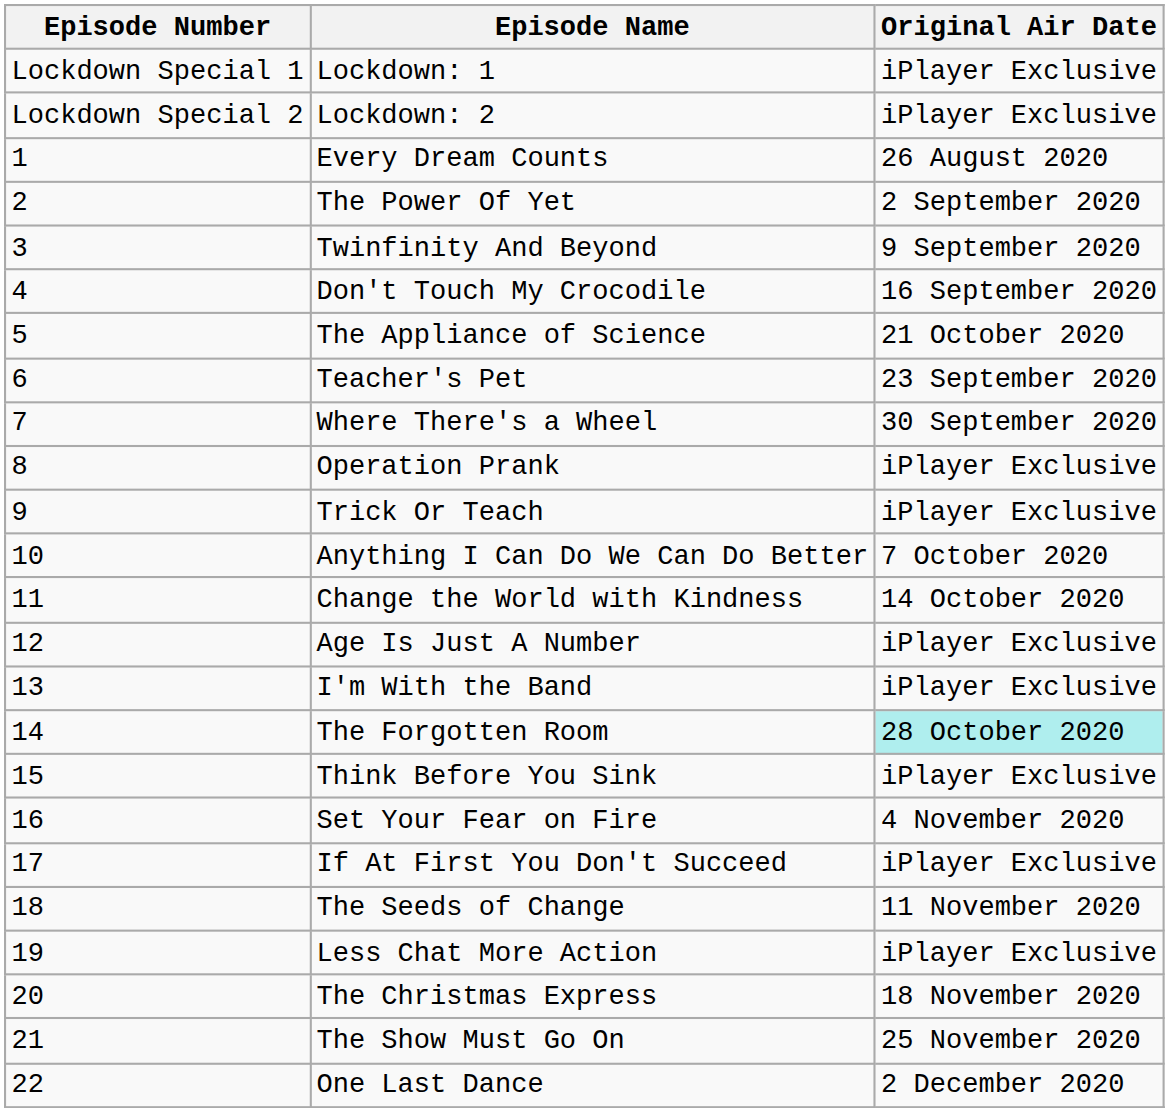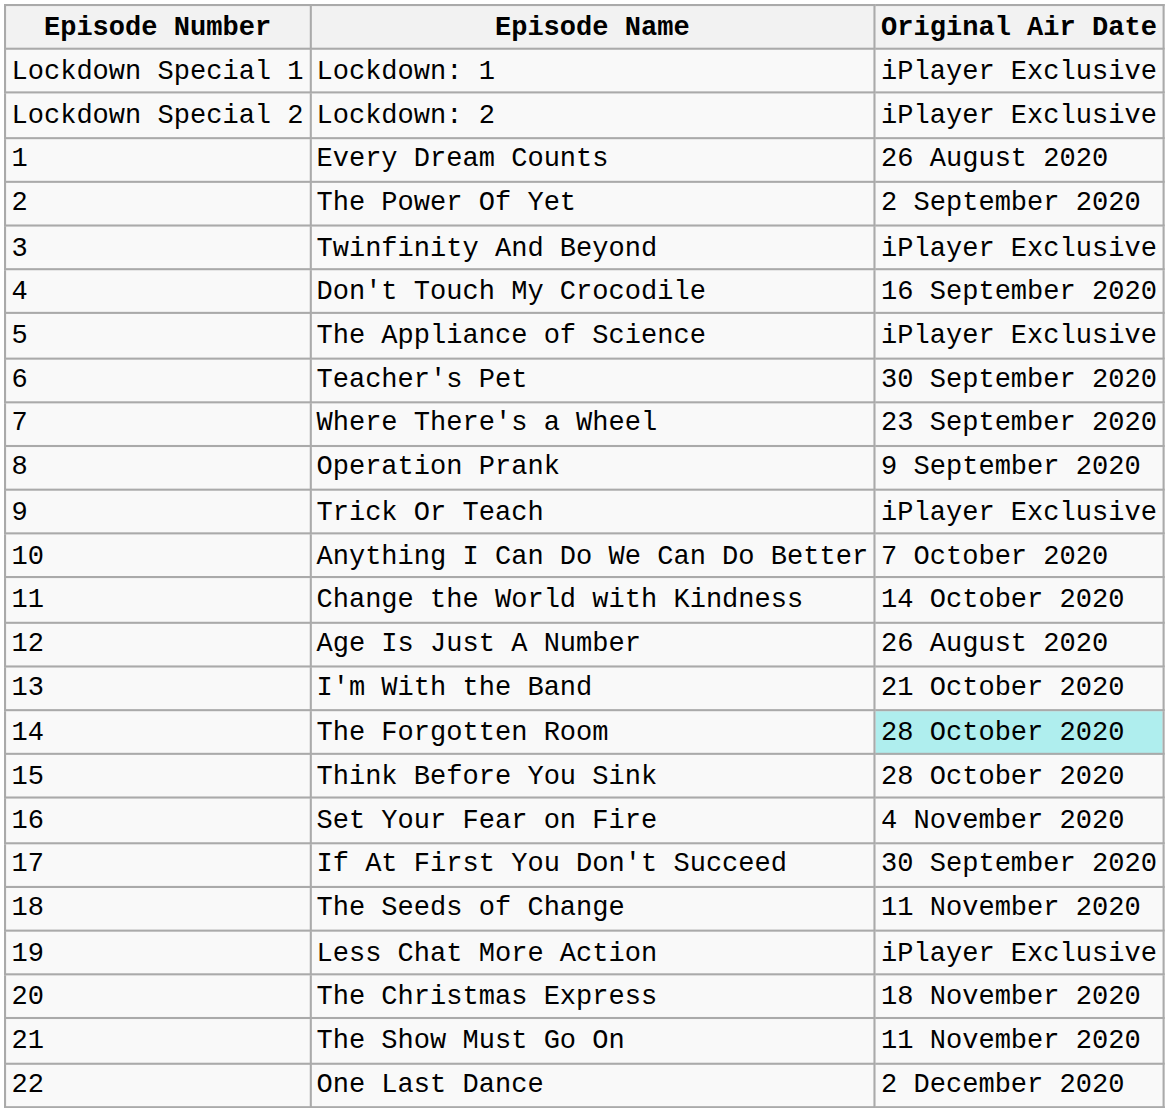(1011, 247) 9 September 2020 -> (1019, 247) iPlayer Exclusive
(1003, 336) 21 October 2020 -> (1019, 336) iPlayer Exclusive
(1019, 380) 23 September 2020 -> (1019, 380) 30 September 2020
(1019, 424) 30 September 2020 -> (1019, 424) 23 September 2020
(1019, 468) iPlayer Exclusive -> (1011, 468) 9 September 2020
(1019, 644) iPlayer Exclusive -> (995, 644) 26 August 2020
(1019, 688) iPlayer Exclusive -> (1003, 688) 21 October 2020
(1019, 776) iPlayer Exclusive -> (1003, 776) 28 October 2020
(1019, 864) iPlayer Exclusive -> (1019, 864) 30 September 2020
(1011, 1041) 25 November 2020 -> (1011, 1041) 11 November 2020
